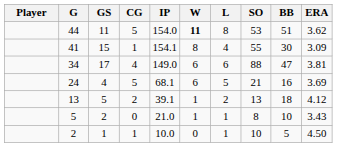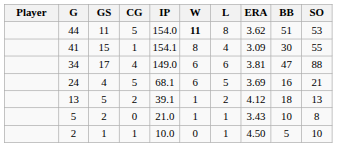columns swapped: (317, 13) <-> (256, 13)
